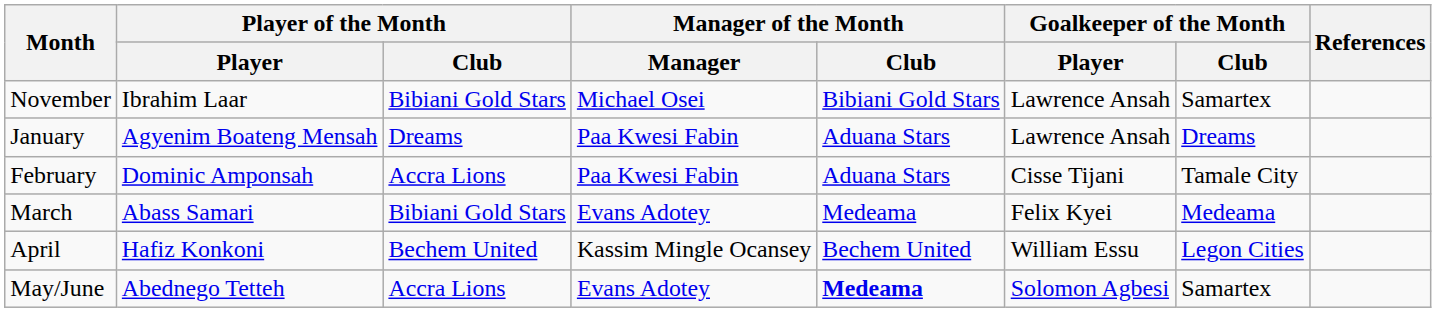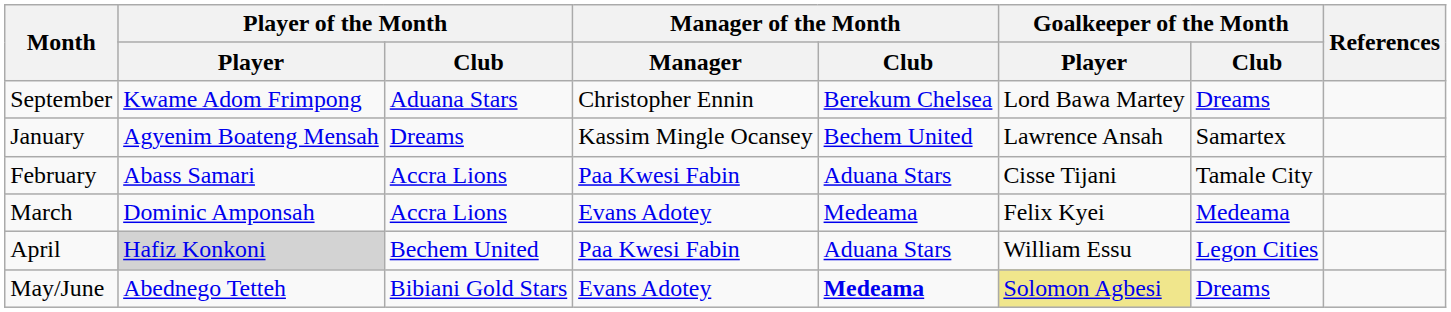+ row: (61, 99)
- row: (61, 99)
(658, 136) Paa Kwesi Fabin -> (695, 136) Kassim Mingle Ocansey
(886, 136) Aduana Stars -> (898, 136) Bechem United
(1218, 136) Dreams -> (1241, 136) Samartex
(218, 174) Dominic Amponsah -> (189, 174) Abass Samari
(188, 212) Abass Samari -> (219, 212) Dominic Amponsah
(477, 212) Bibiani Gold Stars -> (448, 212) Accra Lions
(193, 250) no background -> (194, 250) lightgrey background
(694, 250) Kassim Mingle Ocansey -> (659, 250) Paa Kwesi Fabin
(897, 250) Bechem United -> (887, 250) Aduana Stars
(447, 288) Accra Lions -> (478, 288) Bibiani Gold Stars
(1090, 288) no background -> (1083, 288) khaki background
(1226, 288) Samartex -> (1233, 288) Dreams
